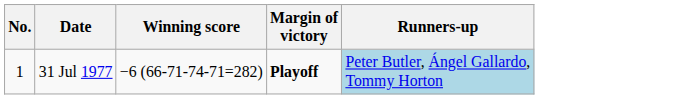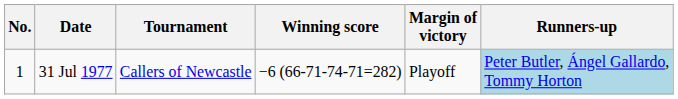+ column: (186, 27)
(294, 71) bold -> (432, 71) normal
